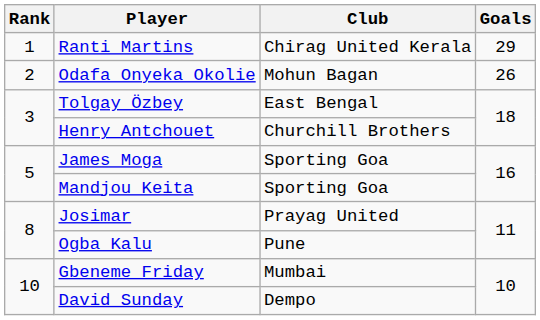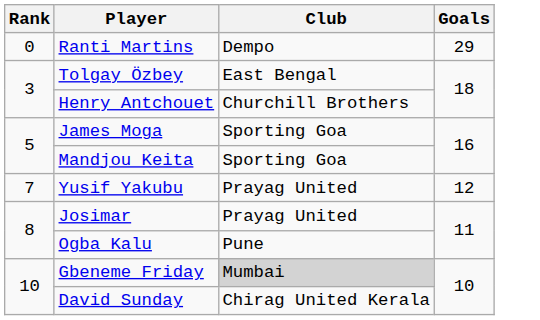(30, 47) 1 -> (30, 47) 0
(368, 47) Chirag United Kerala -> (248, 47) Dempo
- row: (157, 75)
+ row: (121, 188)
(295, 272) no background -> (254, 272) lightgrey background
(290, 301) Dempo -> (326, 301) Chirag United Kerala
